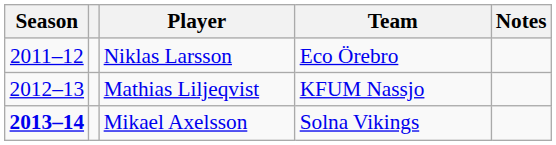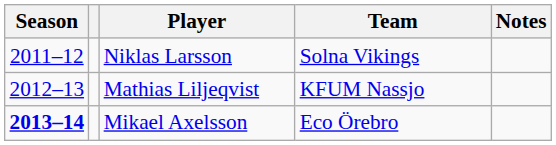(349, 55) Eco Örebro -> (359, 55) Solna Vikings
(359, 122) Solna Vikings -> (349, 122) Eco Örebro
